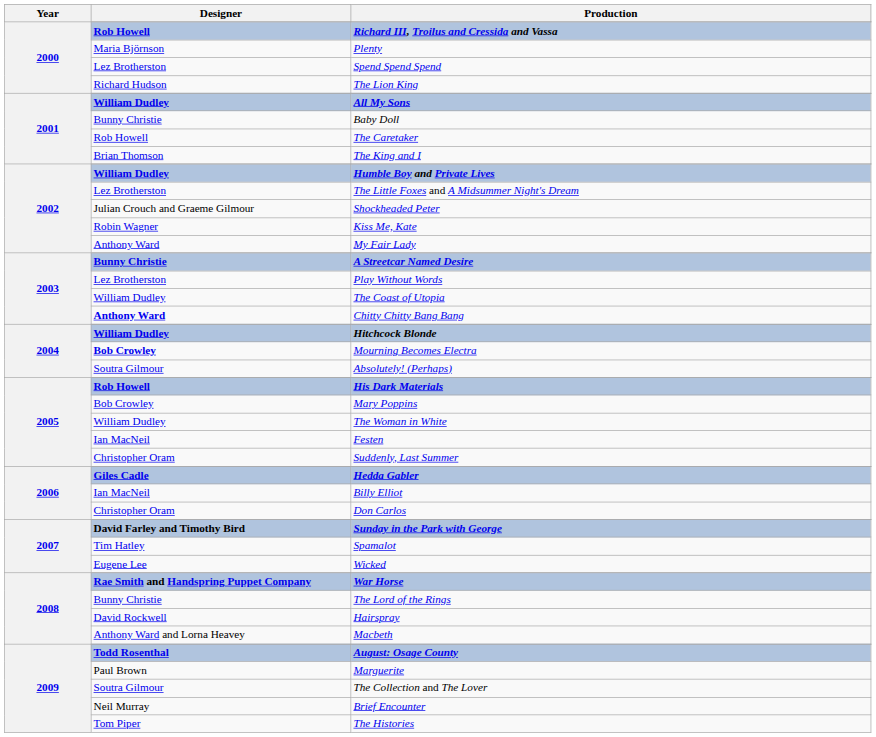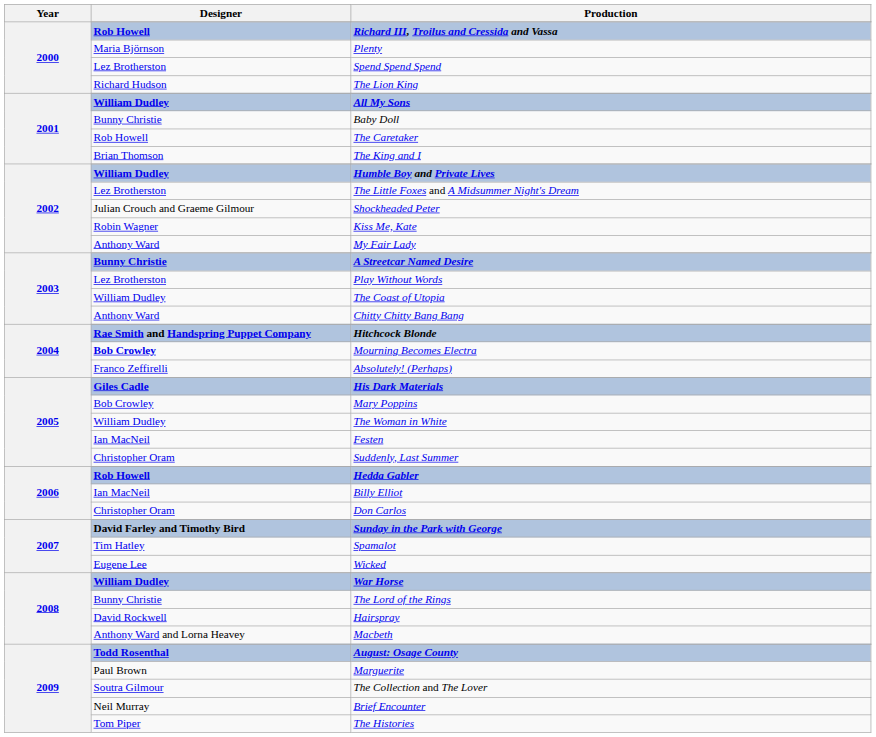(129, 315) bold -> (126, 315) normal
(131, 333) William Dudley -> (202, 333) Rae Smith and Handspring Puppet Company
(129, 368) Soutra Gilmour -> (131, 368) Franco Zeffirelli
(122, 386) Rob Howell -> (121, 386) Giles Cadle
(121, 475) Giles Cadle -> (122, 475) Rob Howell
(202, 581) Rae Smith and Handspring Puppet Company -> (131, 581) William Dudley
